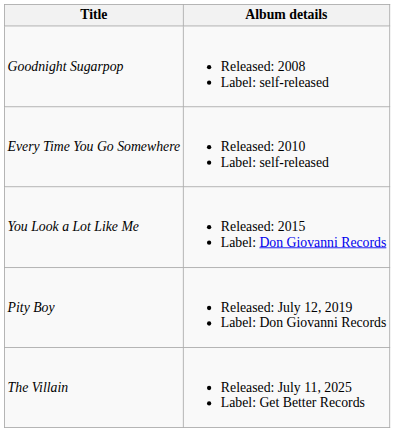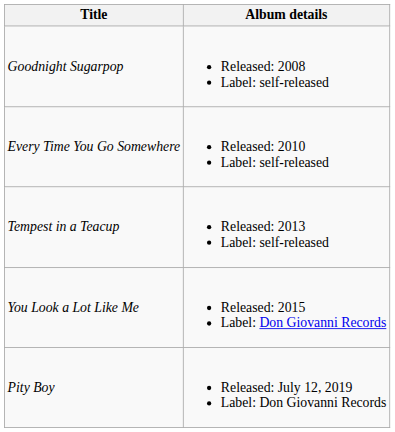+ row: (63, 227)
- row: (38, 387)
